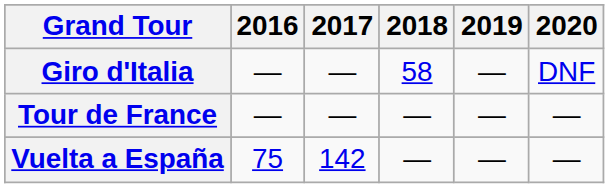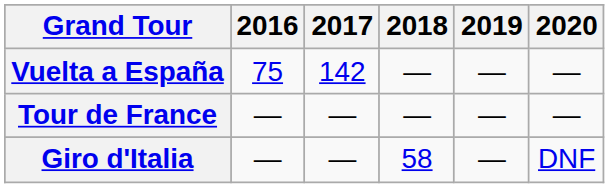rows swapped: (118, 70) <-> (118, 159)
